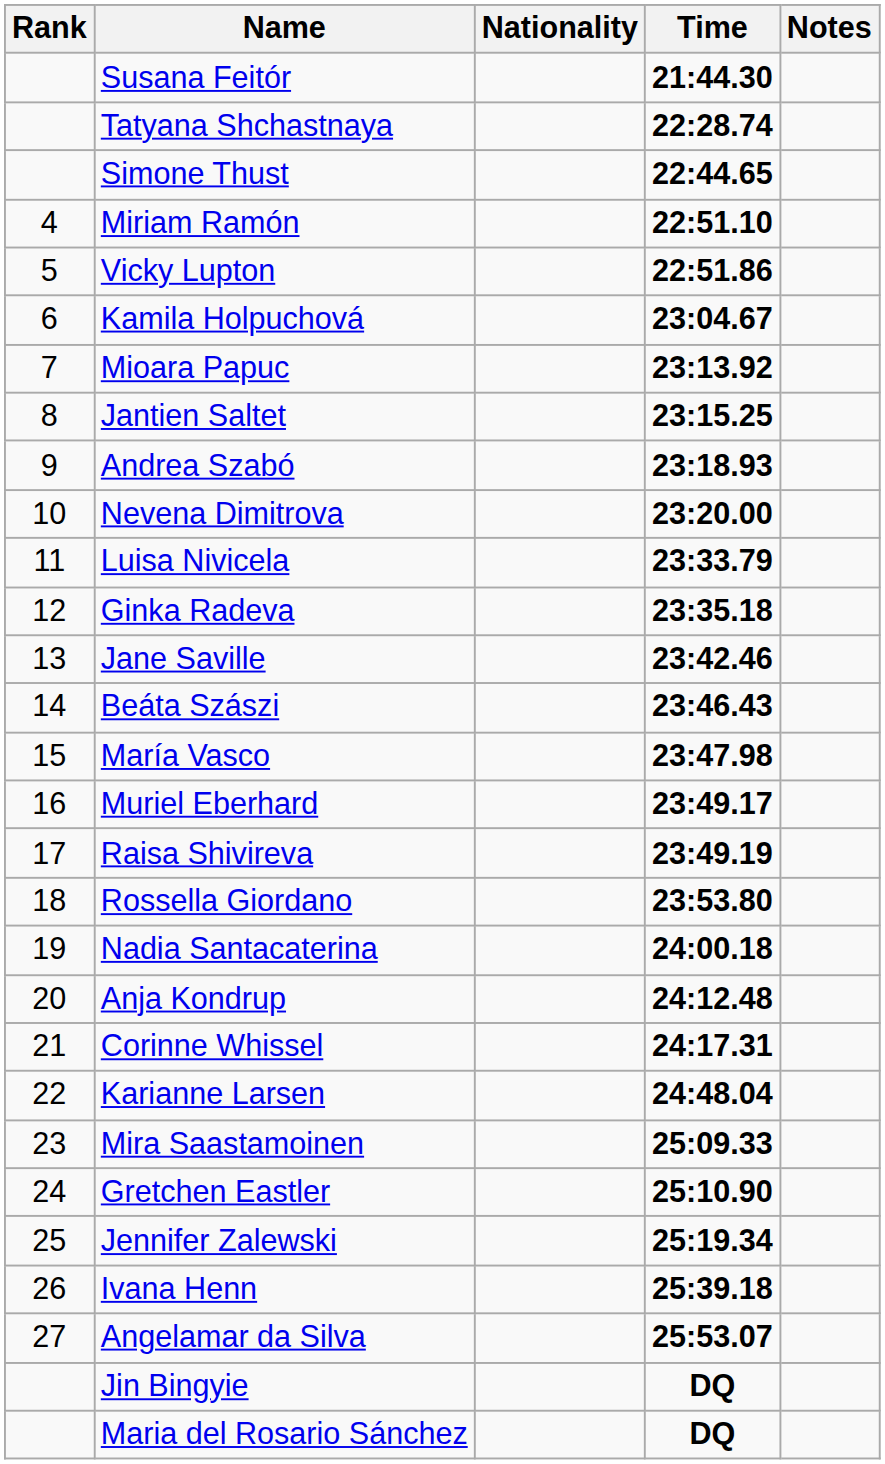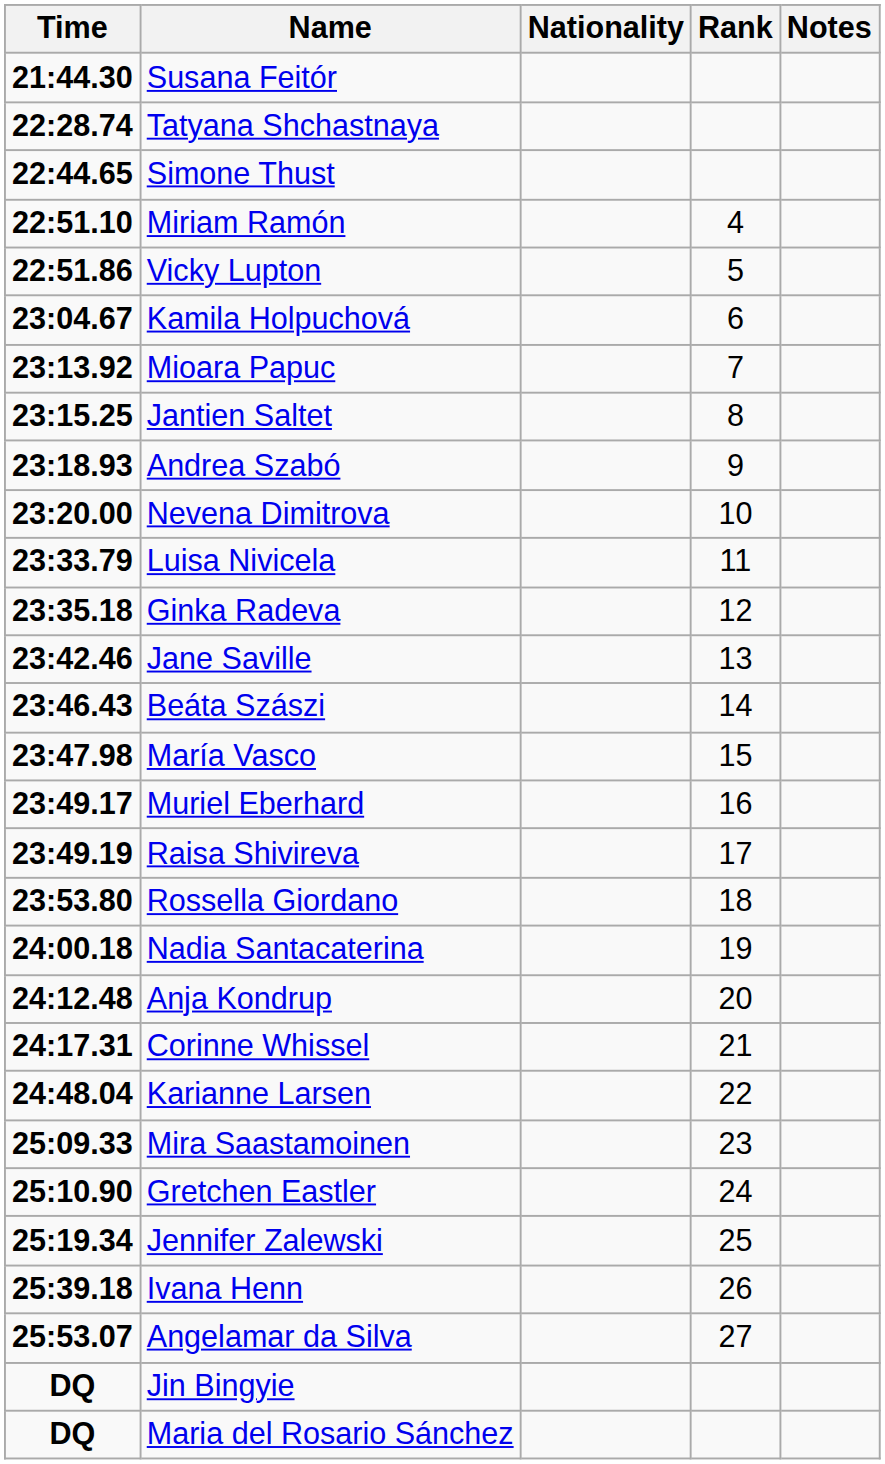columns swapped: (49, 28) <-> (712, 28)
